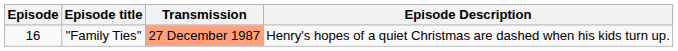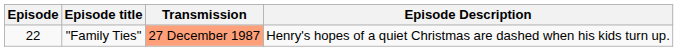(33, 35) 16 -> (33, 35) 22
